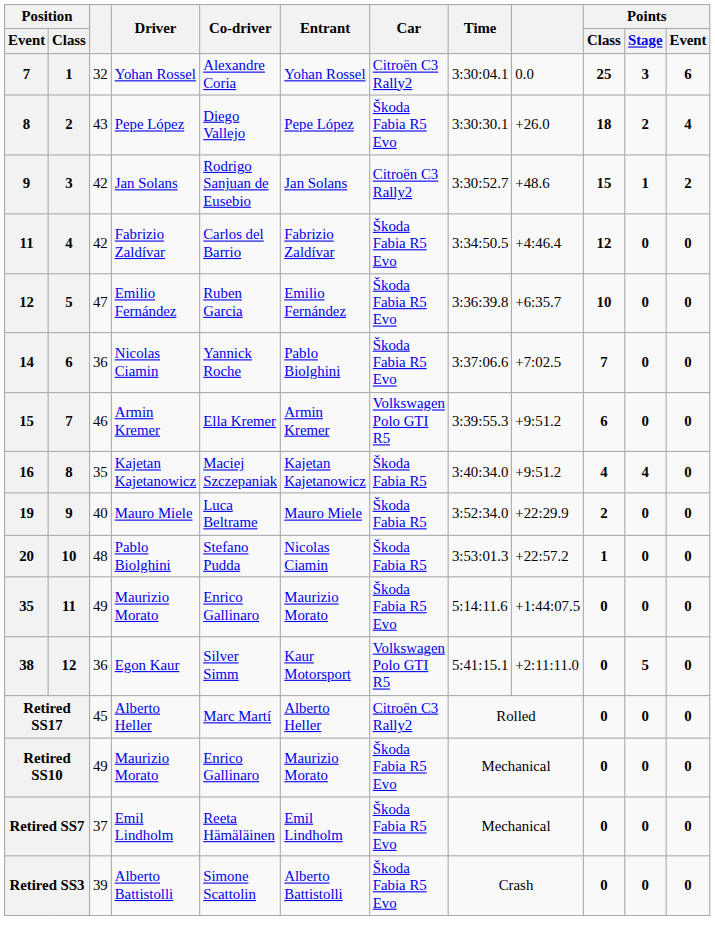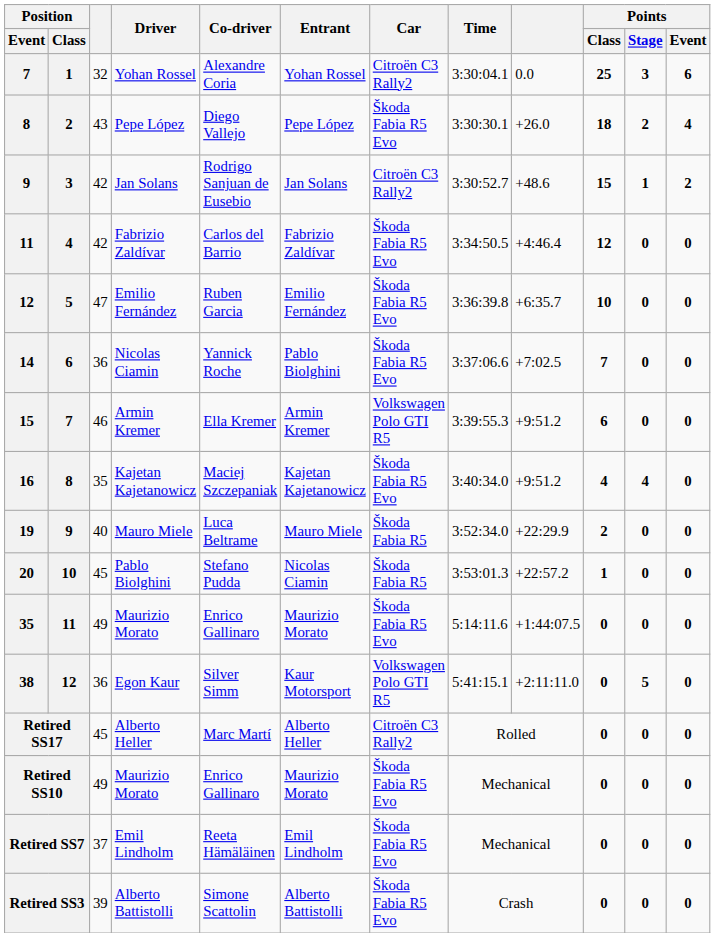(400, 471) Škoda Fabia R5 -> (400, 480) Škoda Fabia R5 Evo
(100, 555) 48 -> (100, 573) 45
